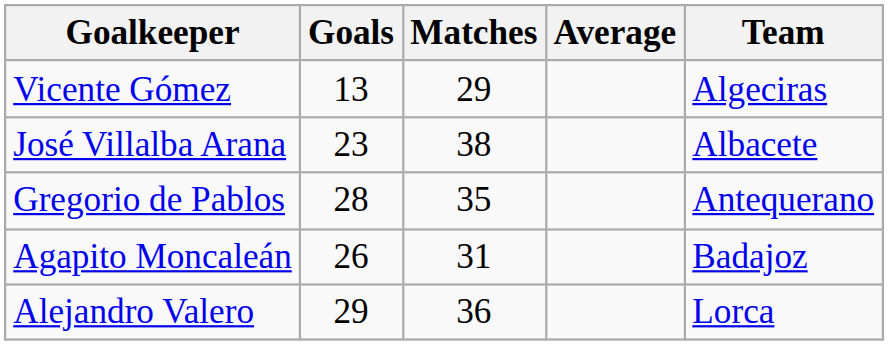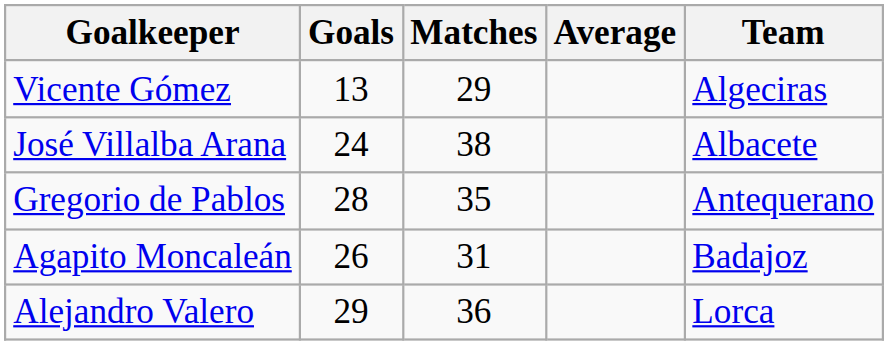(351, 144) 23 -> (351, 144) 24
